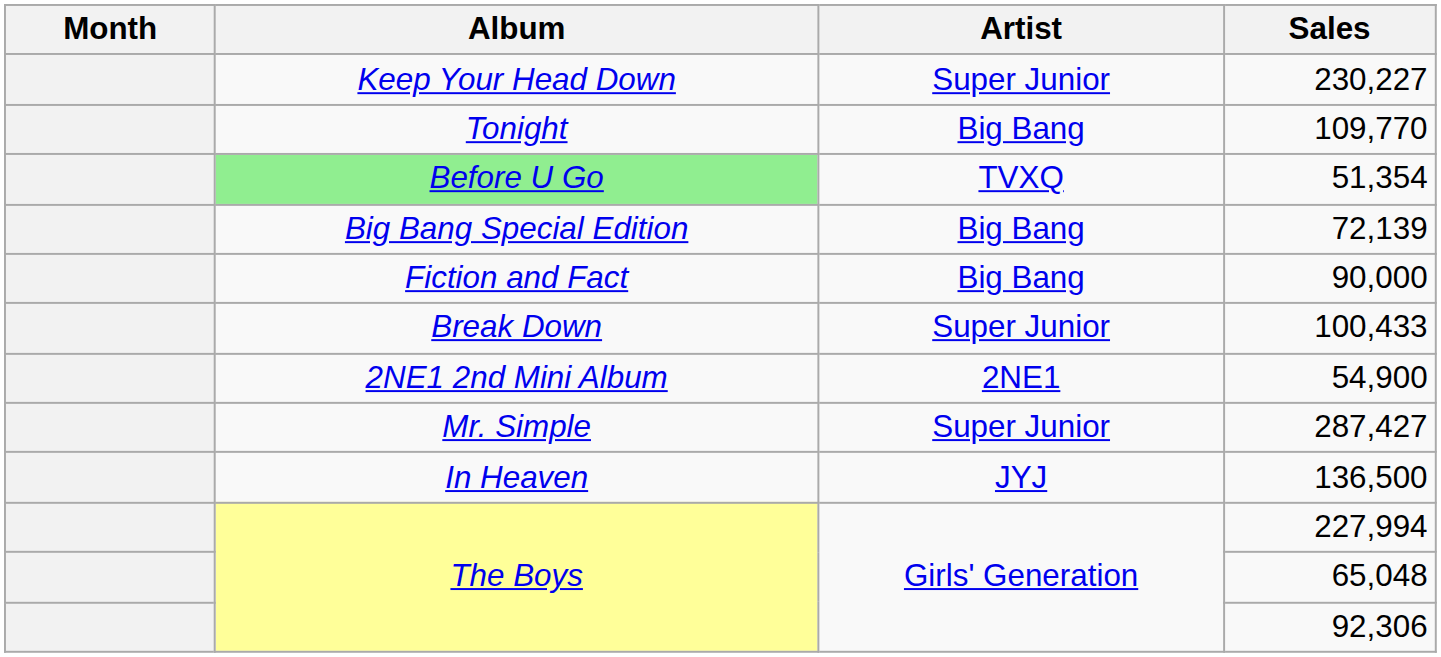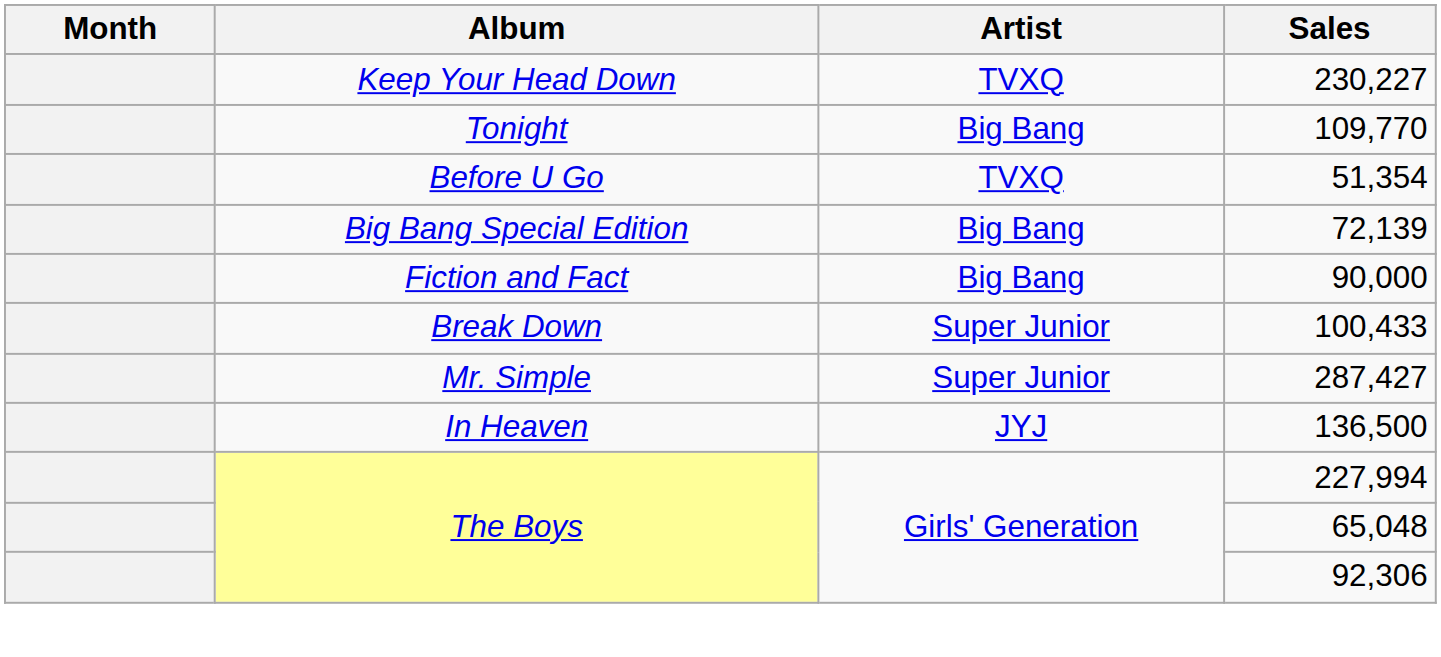(1021, 79) Super Junior -> (1021, 79) TVXQ
(517, 178) lightgreen background -> (517, 178) no background
- row: (1380, 377)
